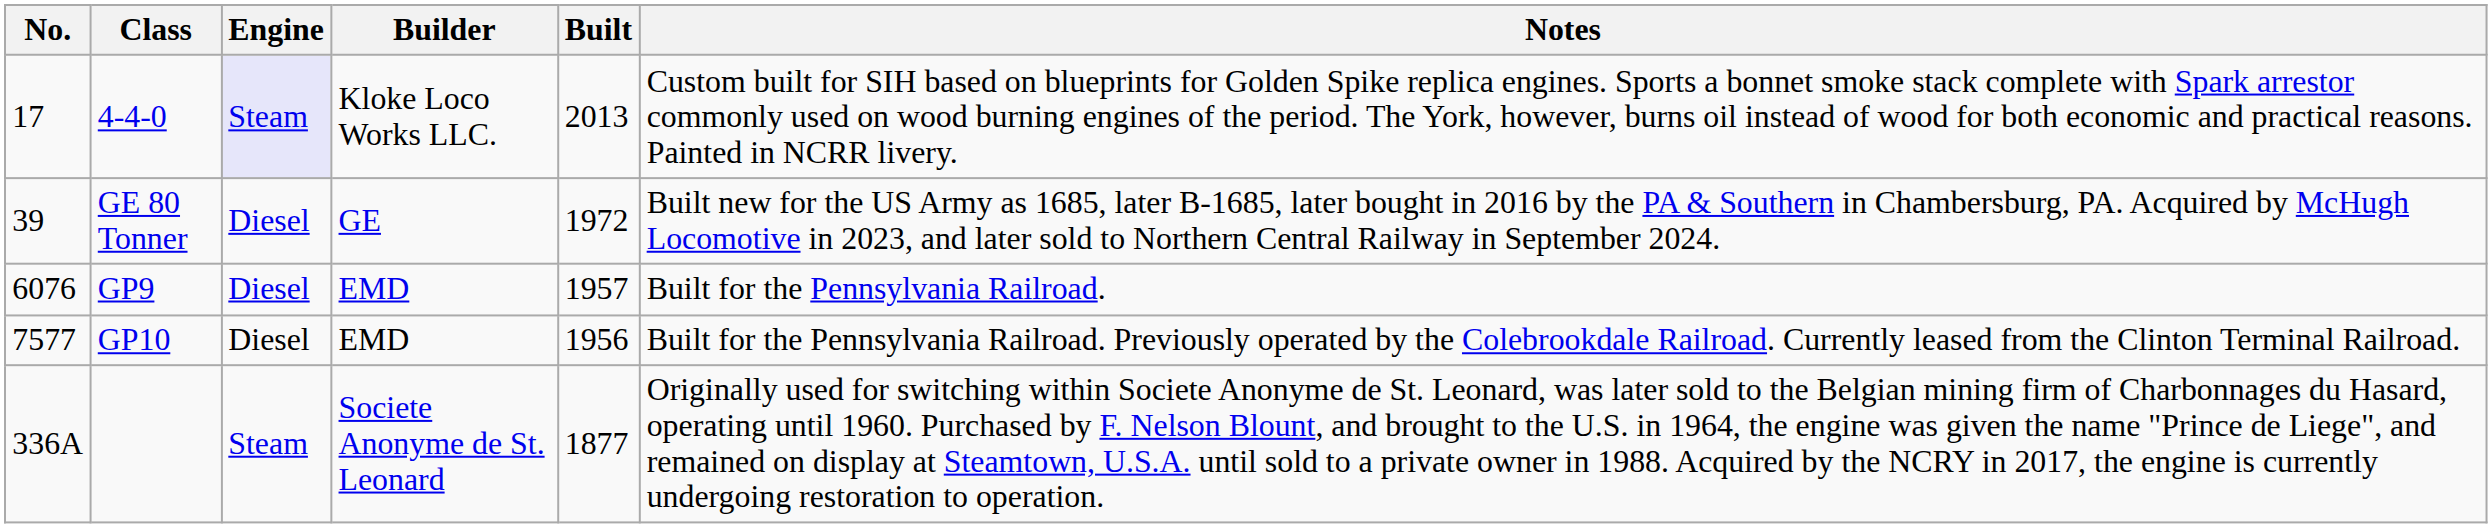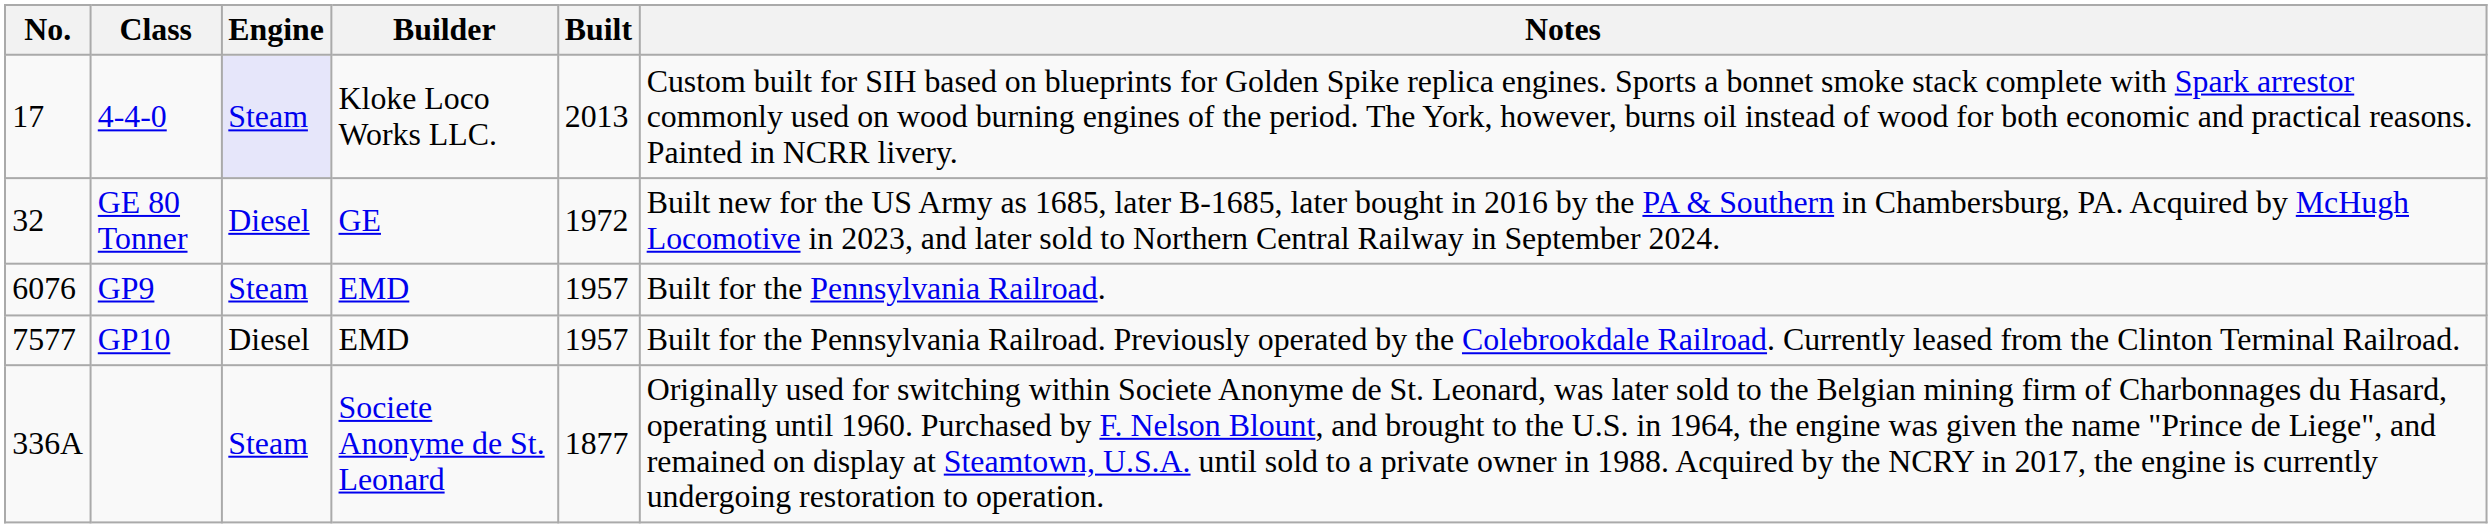(28, 220) 39 -> (28, 220) 32
(269, 288) Diesel -> (268, 288) Steam
(597, 339) 1956 -> (597, 339) 1957
